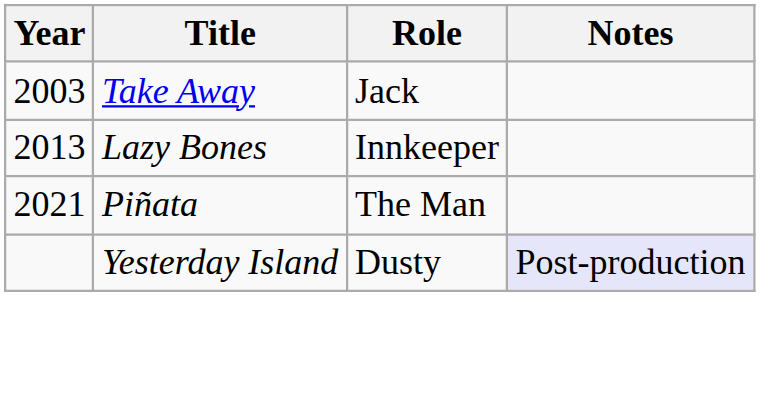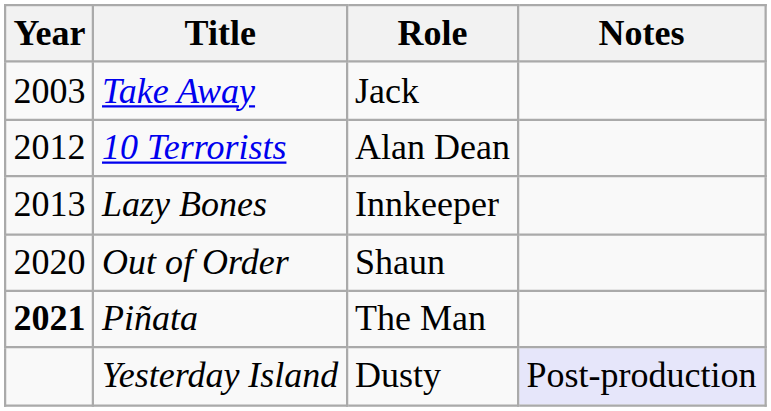+ row: (194, 147)
+ row: (195, 261)
(49, 204) normal -> (49, 318) bold
